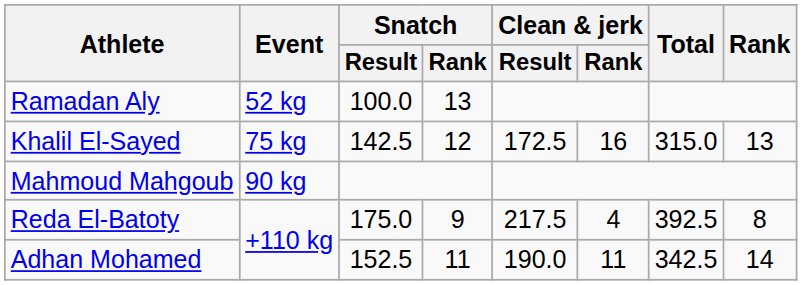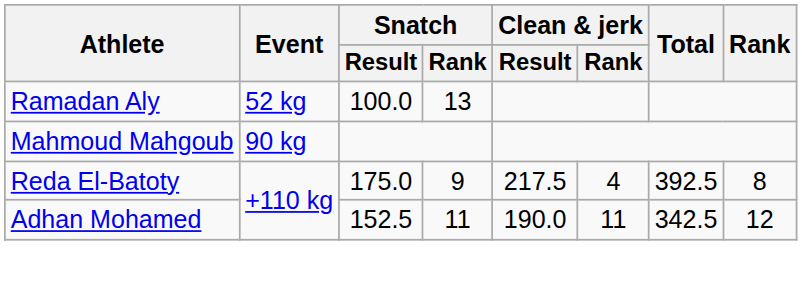- row: (96, 142)
(760, 260) 14 -> (760, 221) 12
